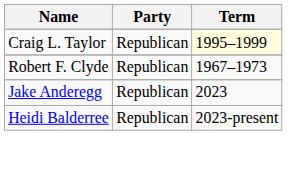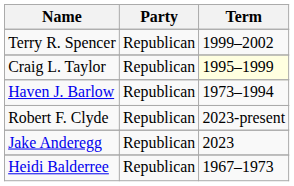+ row: (62, 42)
+ row: (61, 92)
(231, 67) 1967–1973 -> (244, 117) 2023-present
(237, 117) 2023-present -> (238, 167) 1967–1973
